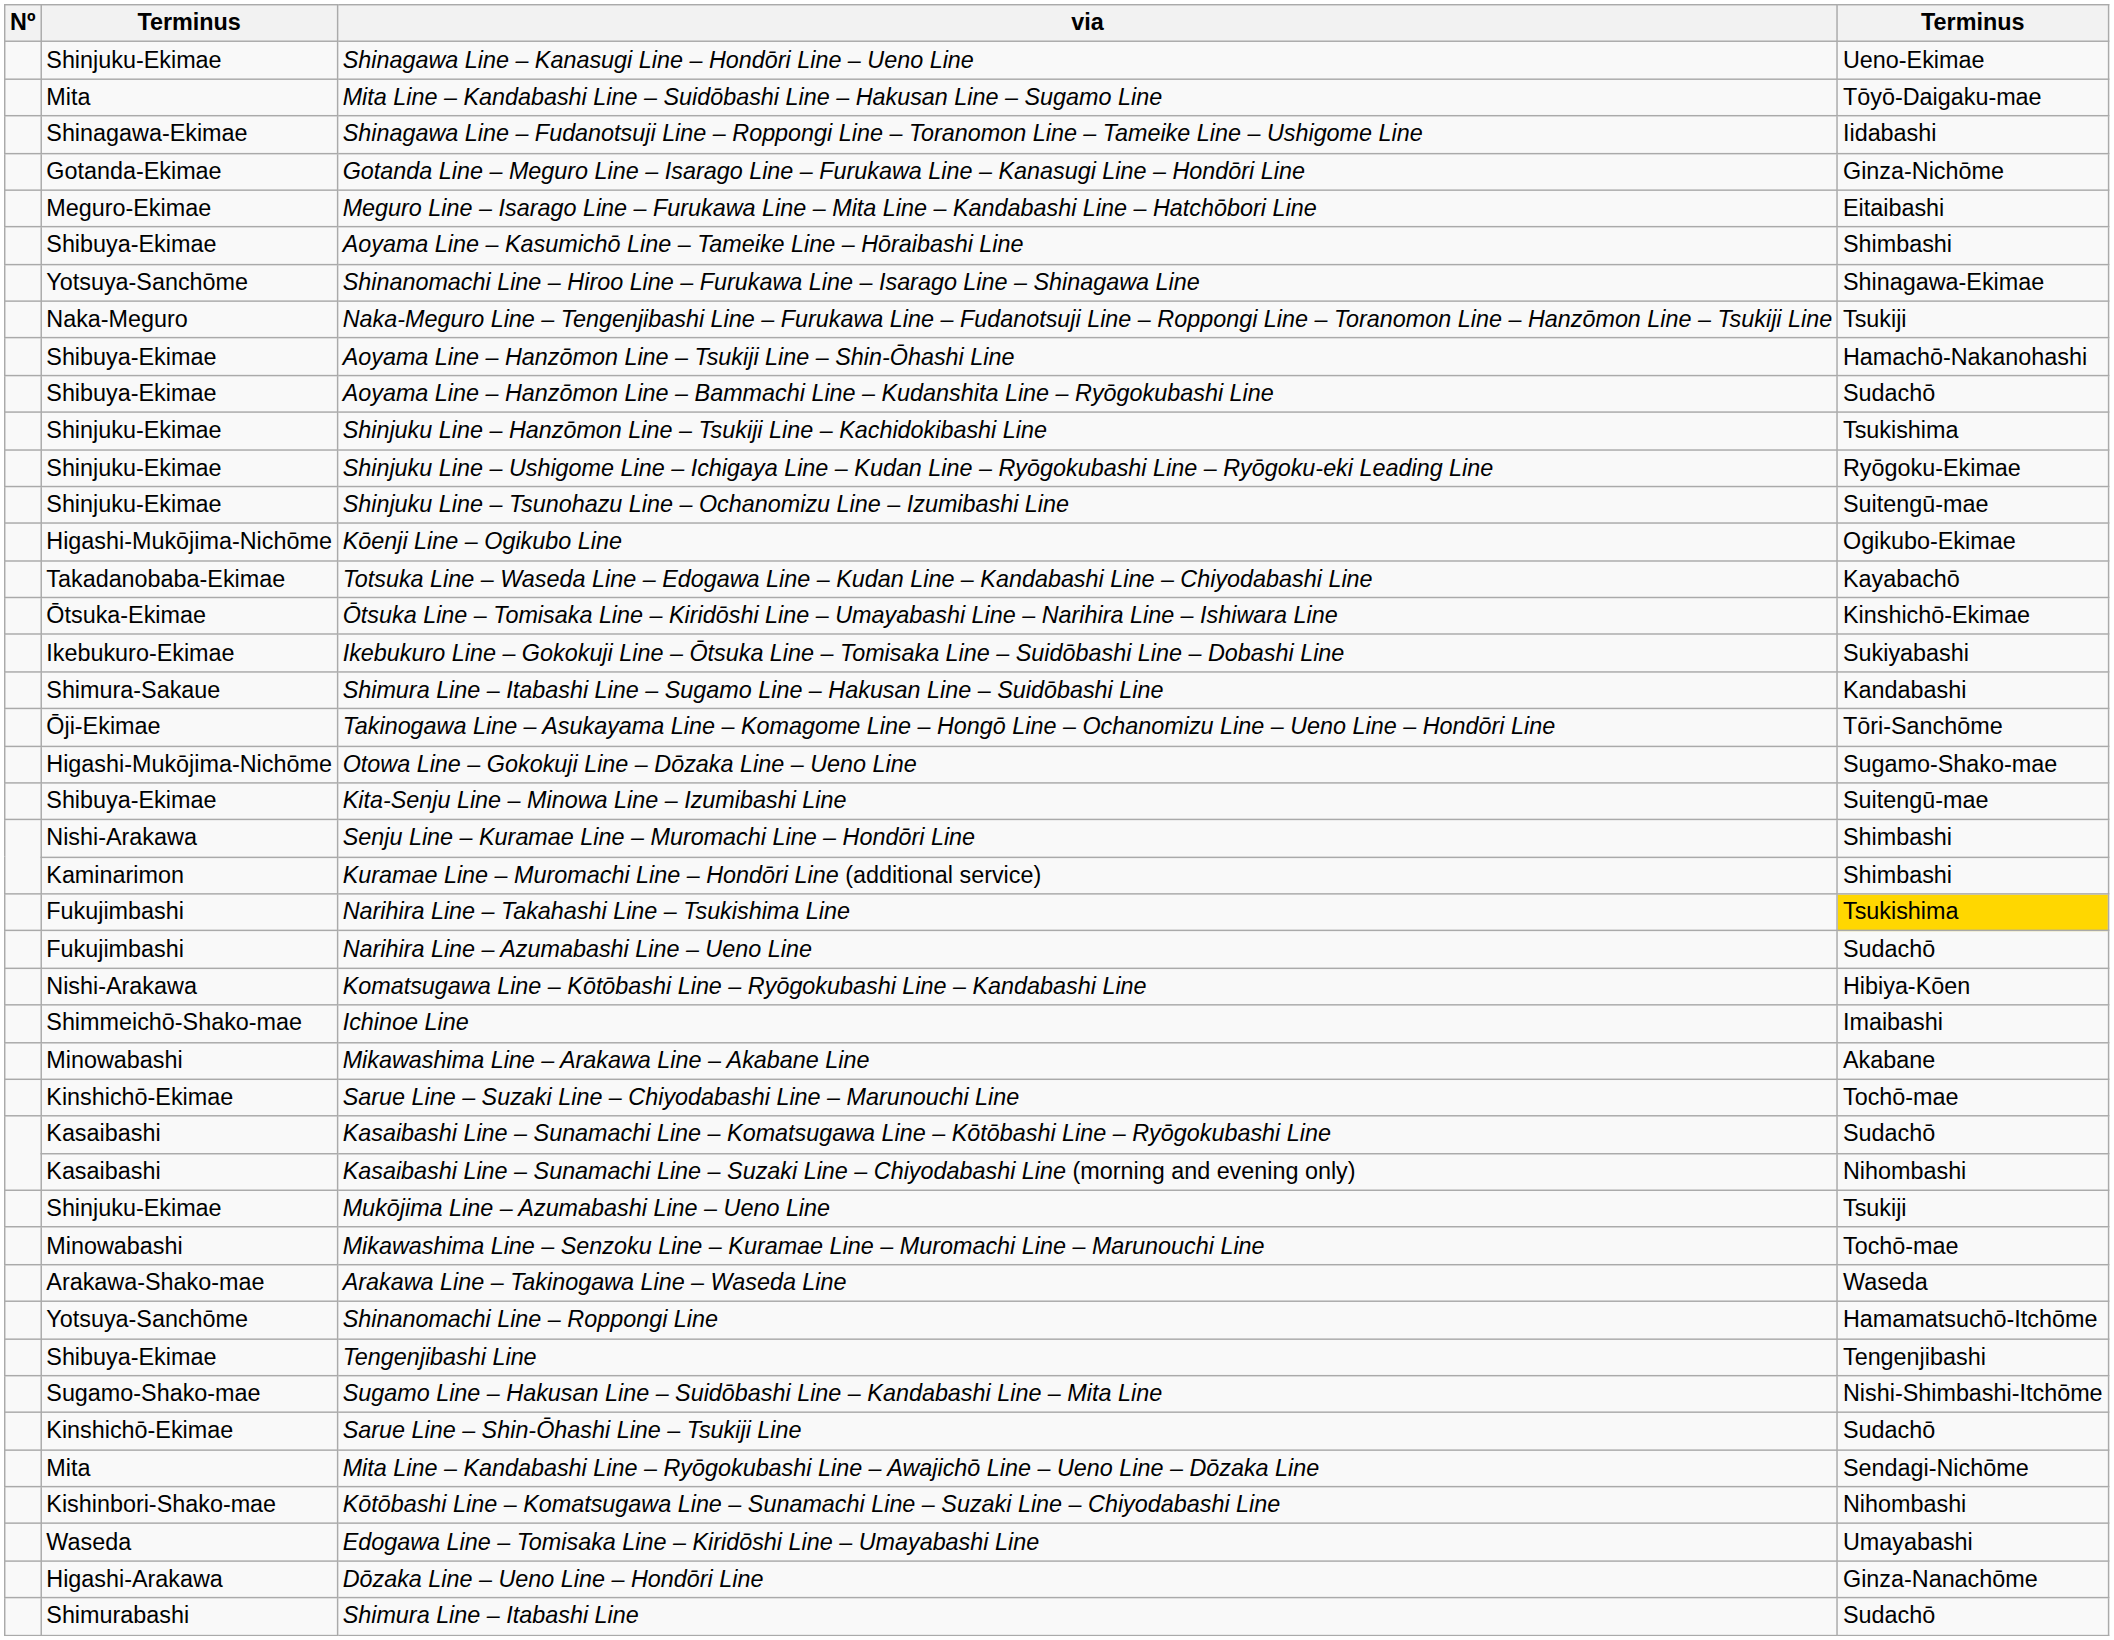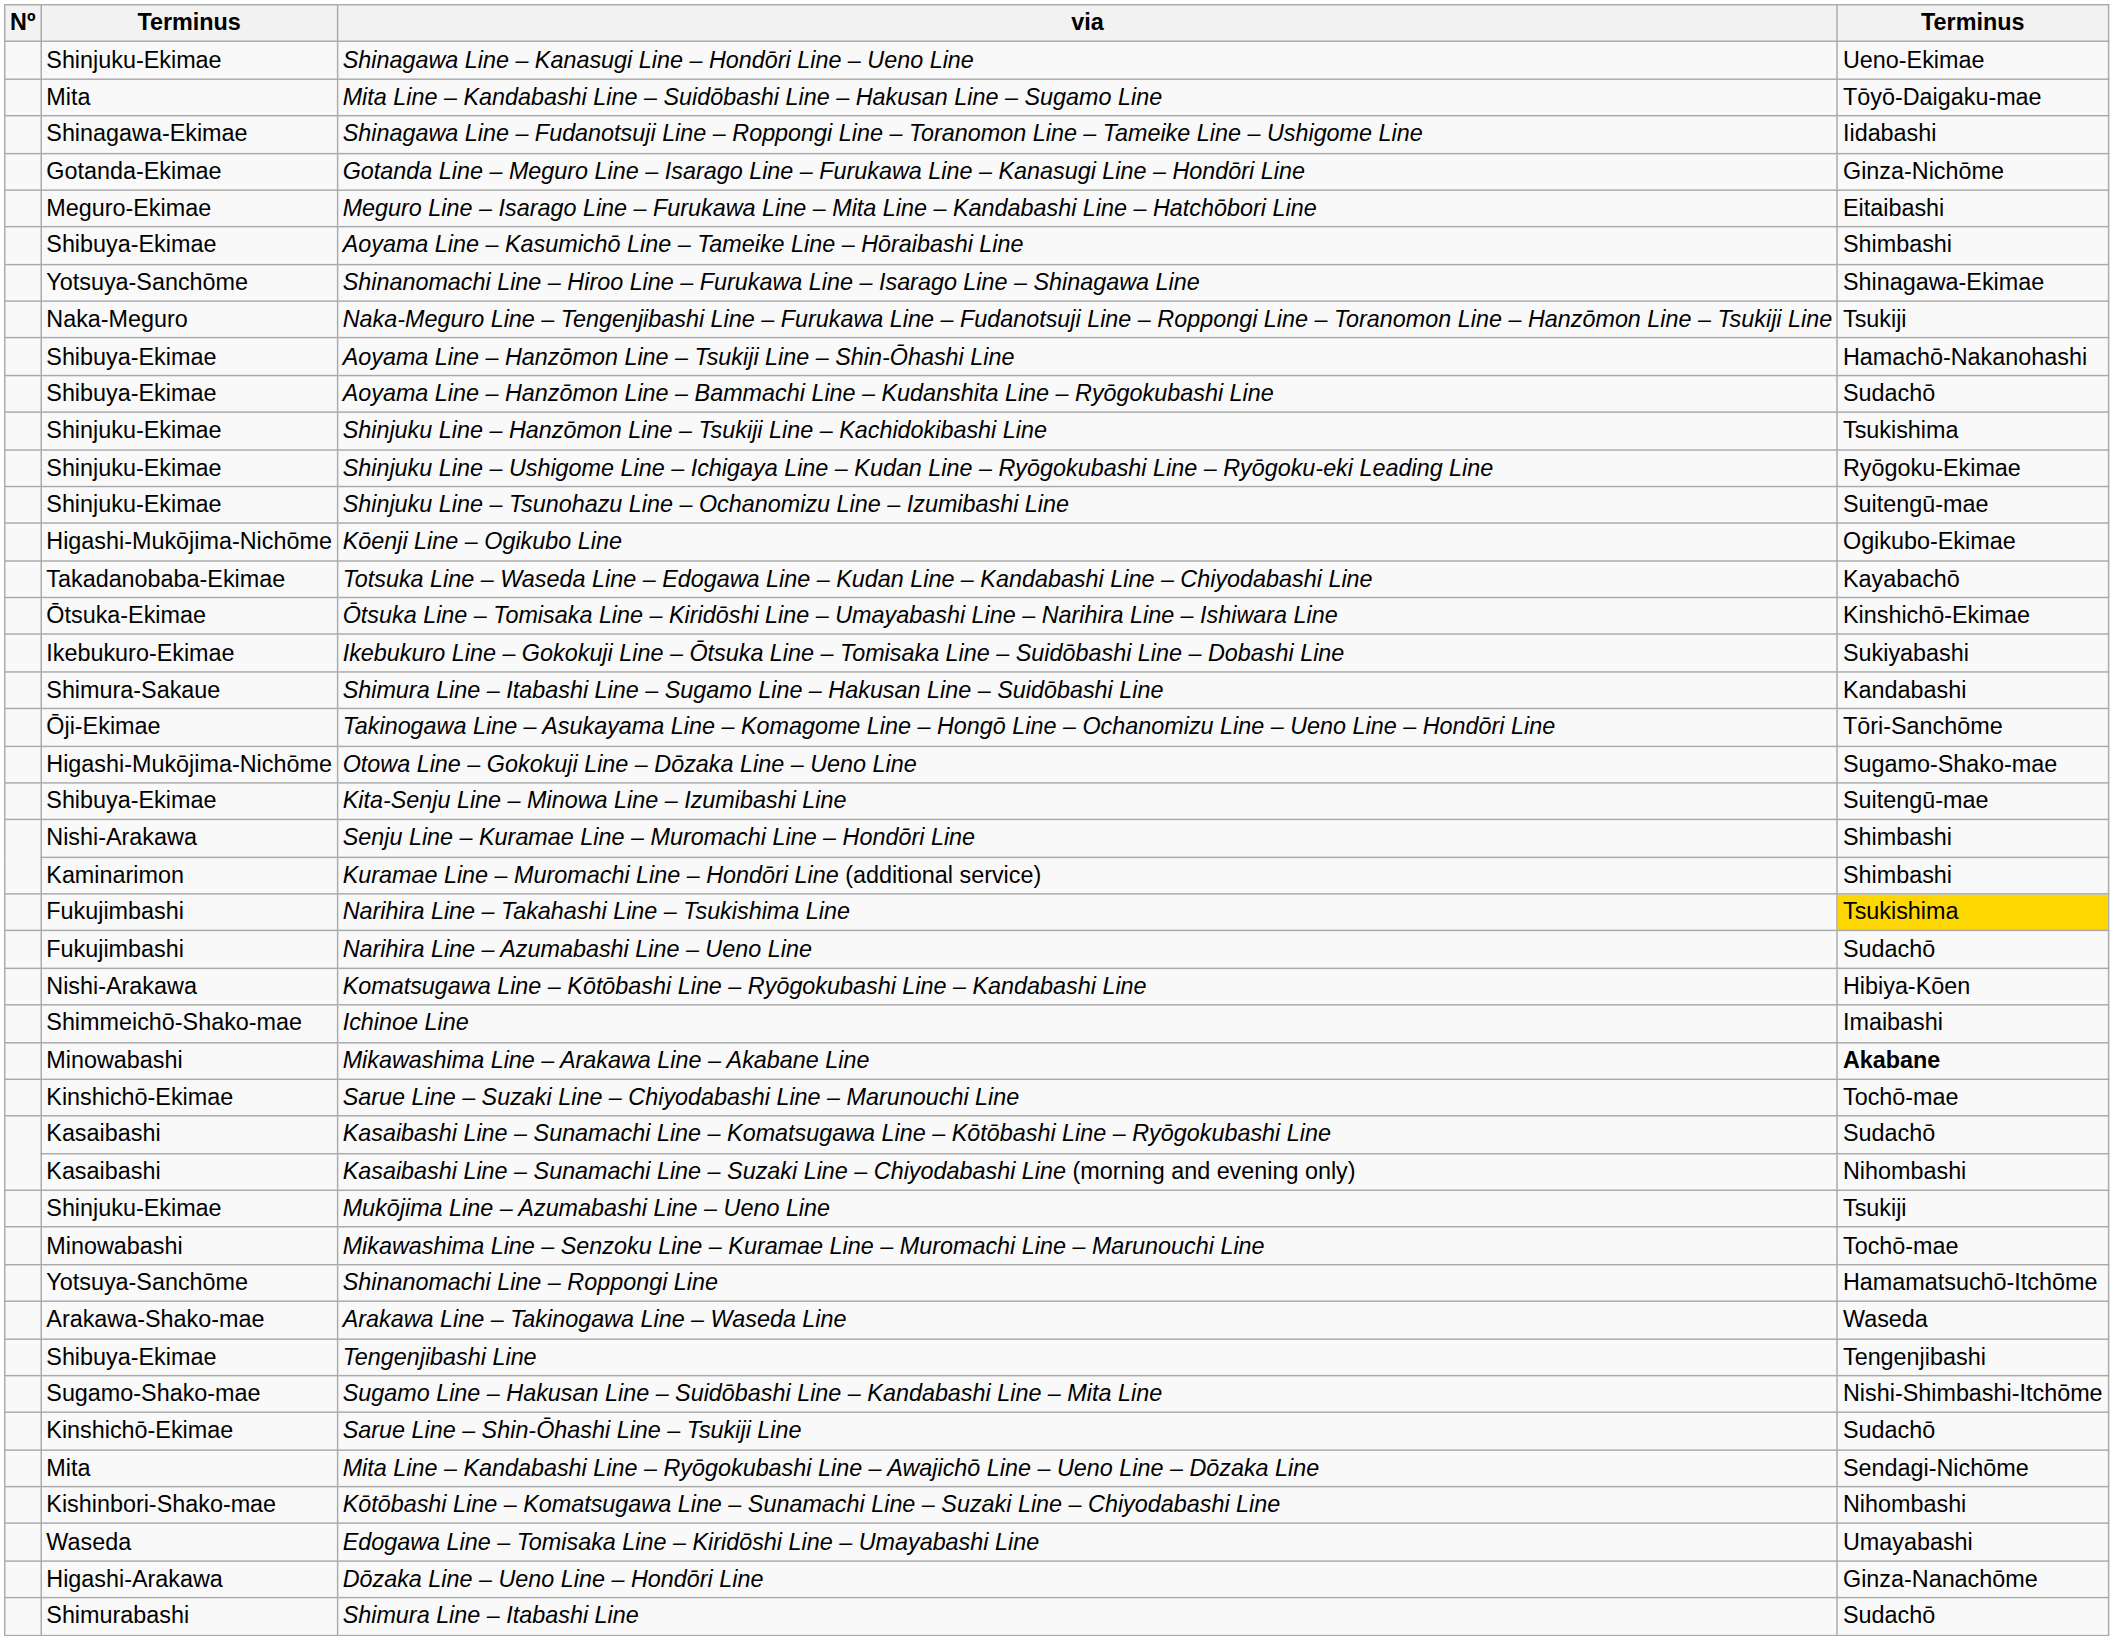(1889, 1060) normal -> (1892, 1060) bold
rows swapped: (595, 1282) <-> (530, 1319)
